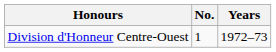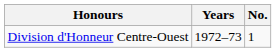columns swapped: (204, 15) <-> (244, 15)
